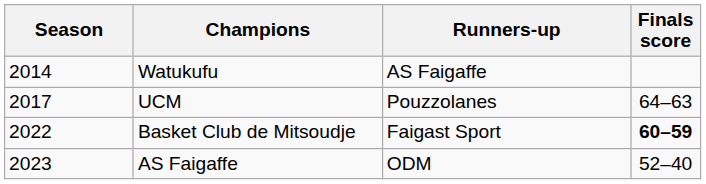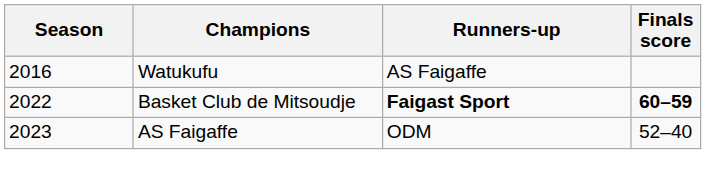(30, 71) 2014 -> (30, 71) 2016
- row: (160, 102)
(444, 132) normal -> (448, 102) bold
